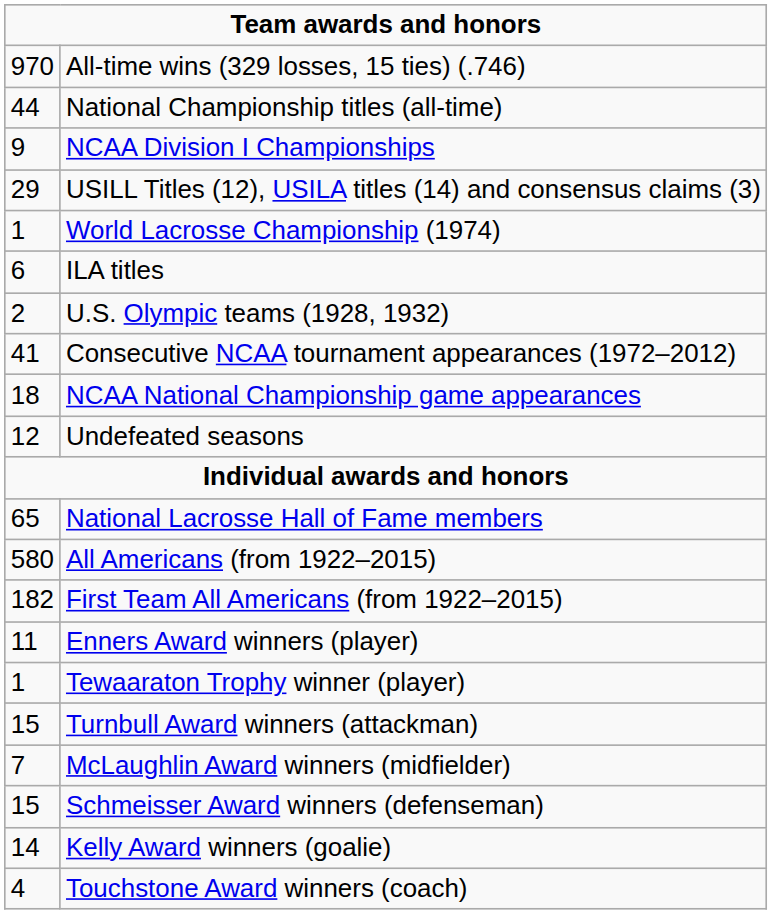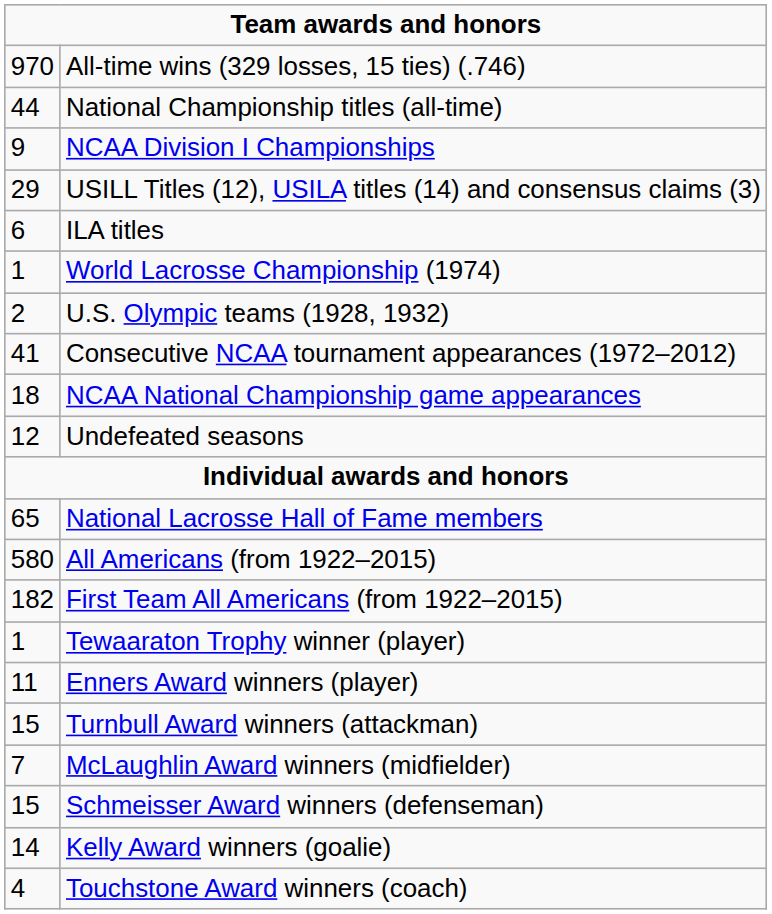rows swapped: (115, 271) <-> (283, 230)
rows swapped: (242, 641) <-> (266, 682)
